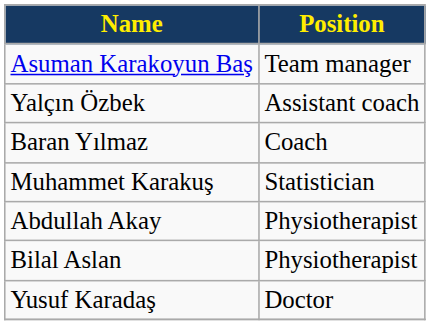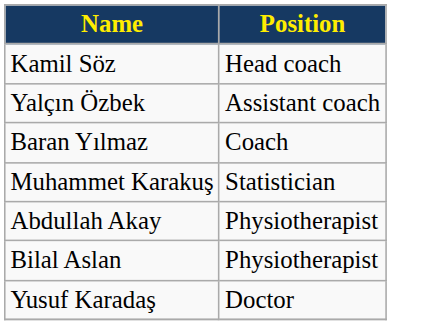- row: (132, 63)
+ row: (63, 63)
